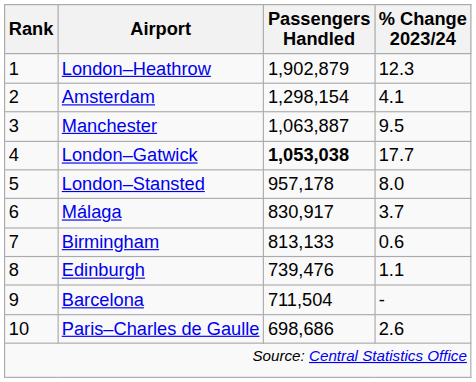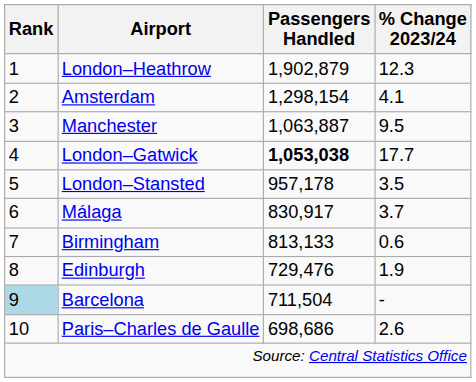(391, 184) 8.0 -> (391, 184) 3.5
(301, 270) 739,476 -> (301, 270) 729,476
(391, 270) 1.1 -> (391, 270) 1.9
(14, 299) no background -> (14, 299) lightblue background
